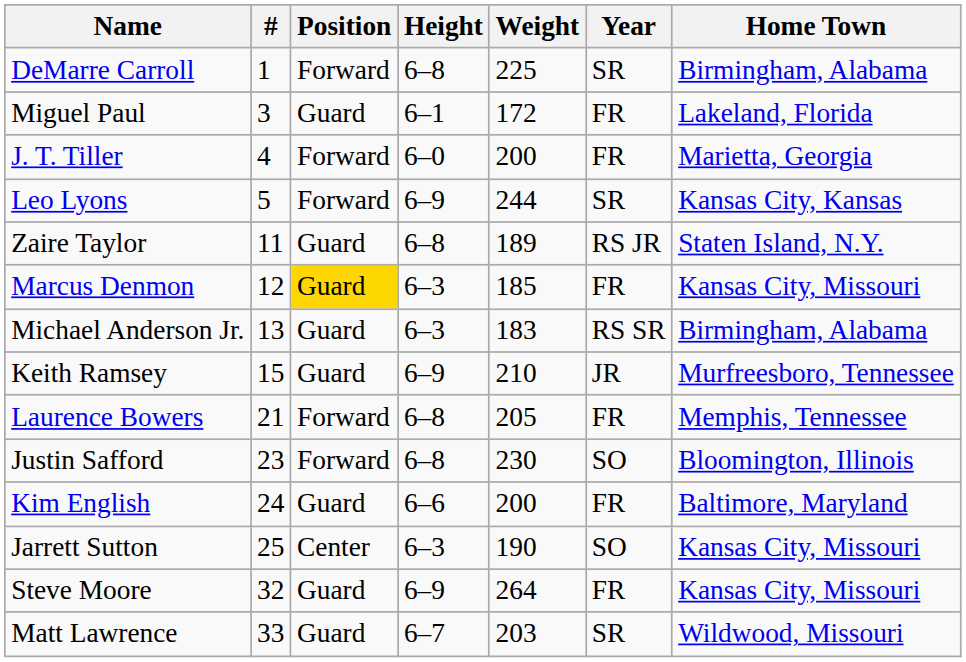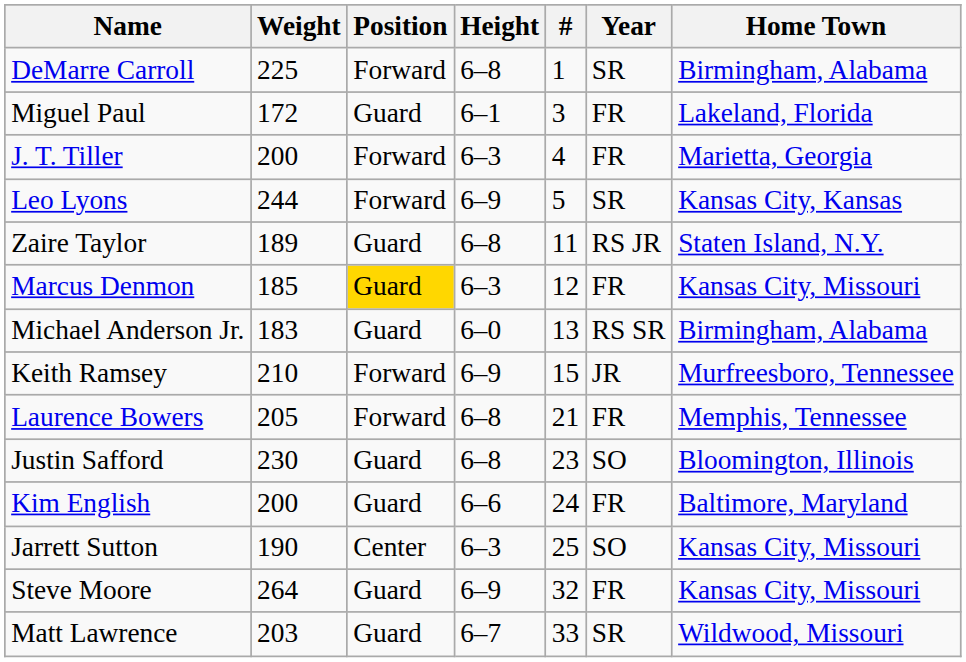columns swapped: (271, 26) <-> (537, 26)
(424, 156) 6–0 -> (481, 156) 6–3
(424, 329) 6–3 -> (481, 329) 6–0
(331, 373) Guard -> (400, 373) Forward
(343, 460) Forward -> (387, 460) Guard
